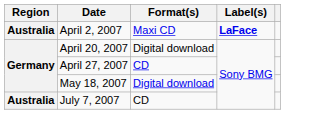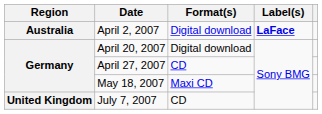(154, 30) Maxi CD -> (211, 30) Digital download
(174, 83) Digital download -> (192, 83) Maxi CD
(31, 100) Australia -> (50, 100) United Kingdom
